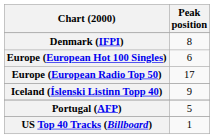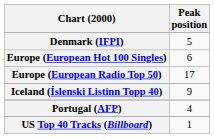(189, 41) 8 -> (189, 41) 5
(189, 108) 5 -> (189, 108) 4
